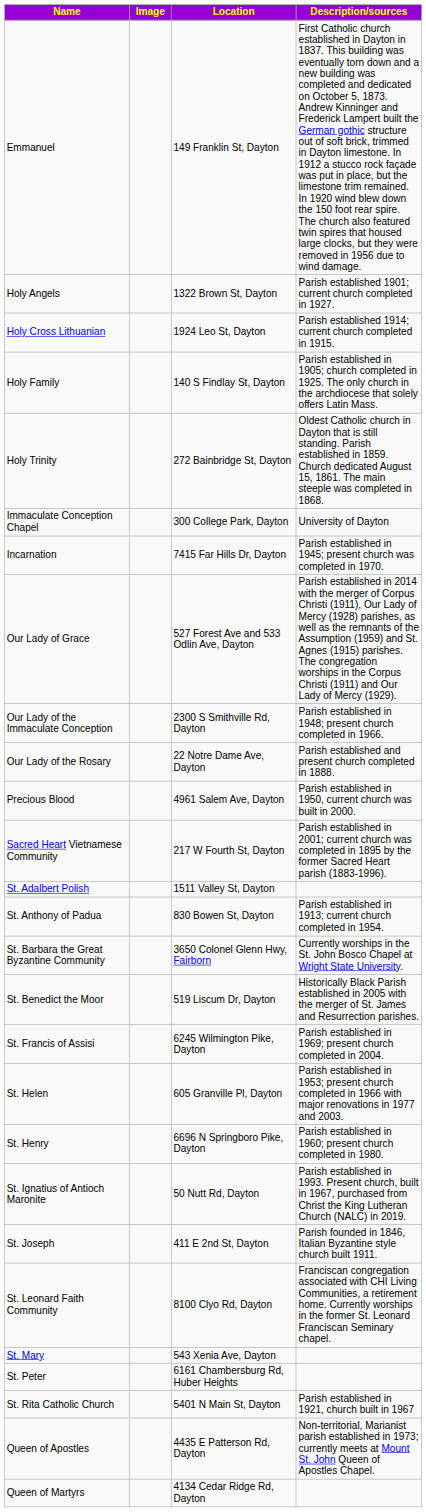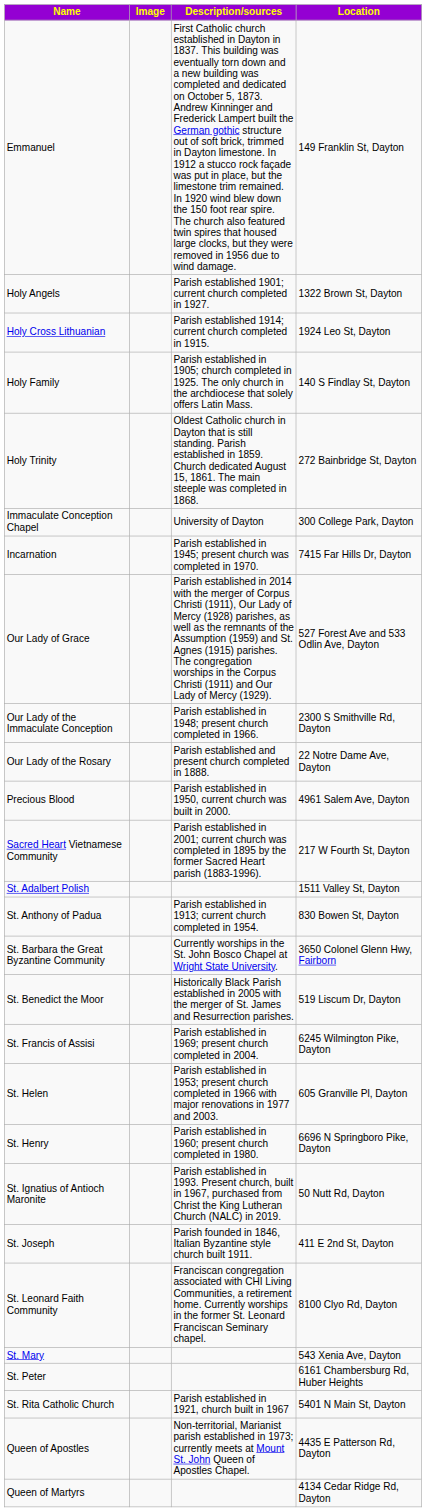columns swapped: (234, 12) <-> (359, 12)
